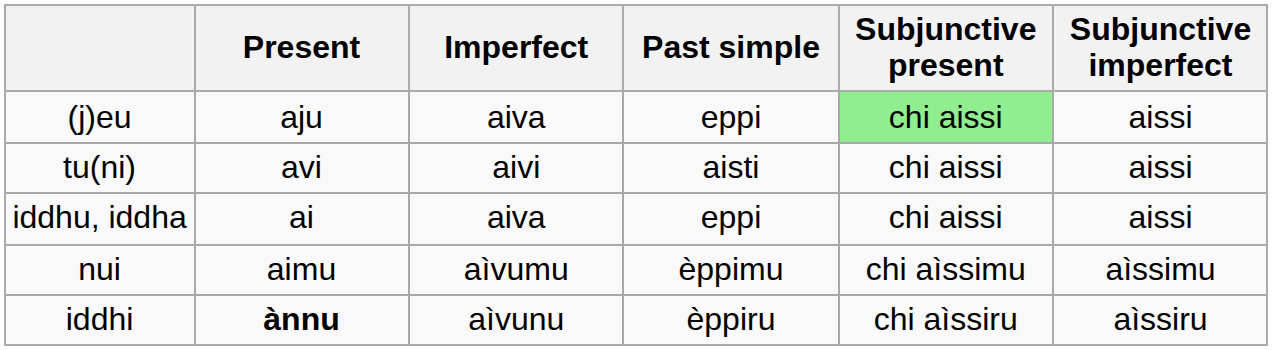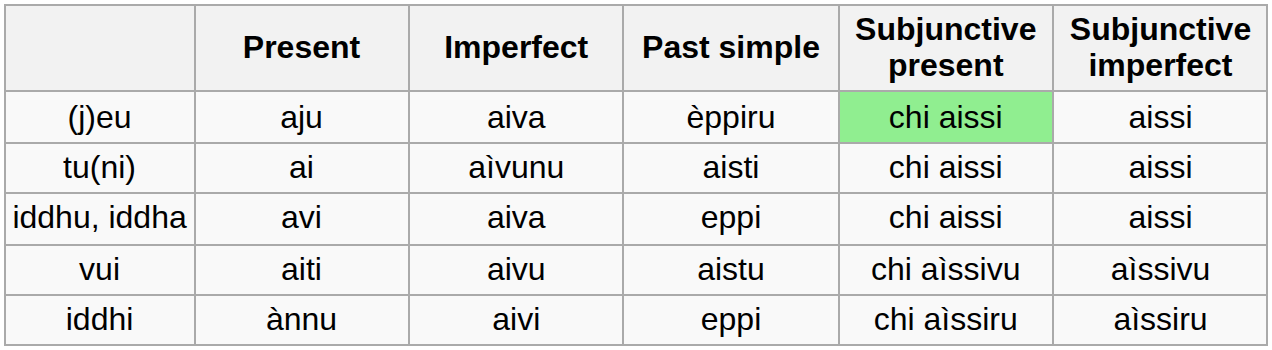(731, 116) eppi -> (731, 116) èppiru
(301, 167) avi -> (301, 167) ai
(516, 167) aivi -> (516, 167) aìvunu
(301, 218) ai -> (301, 218) avi
- row: (100, 268)
+ row: (100, 268)
(302, 319) bold -> (302, 319) normal
(516, 319) aìvunu -> (516, 319) aivi
(731, 319) èppiru -> (731, 319) eppi
